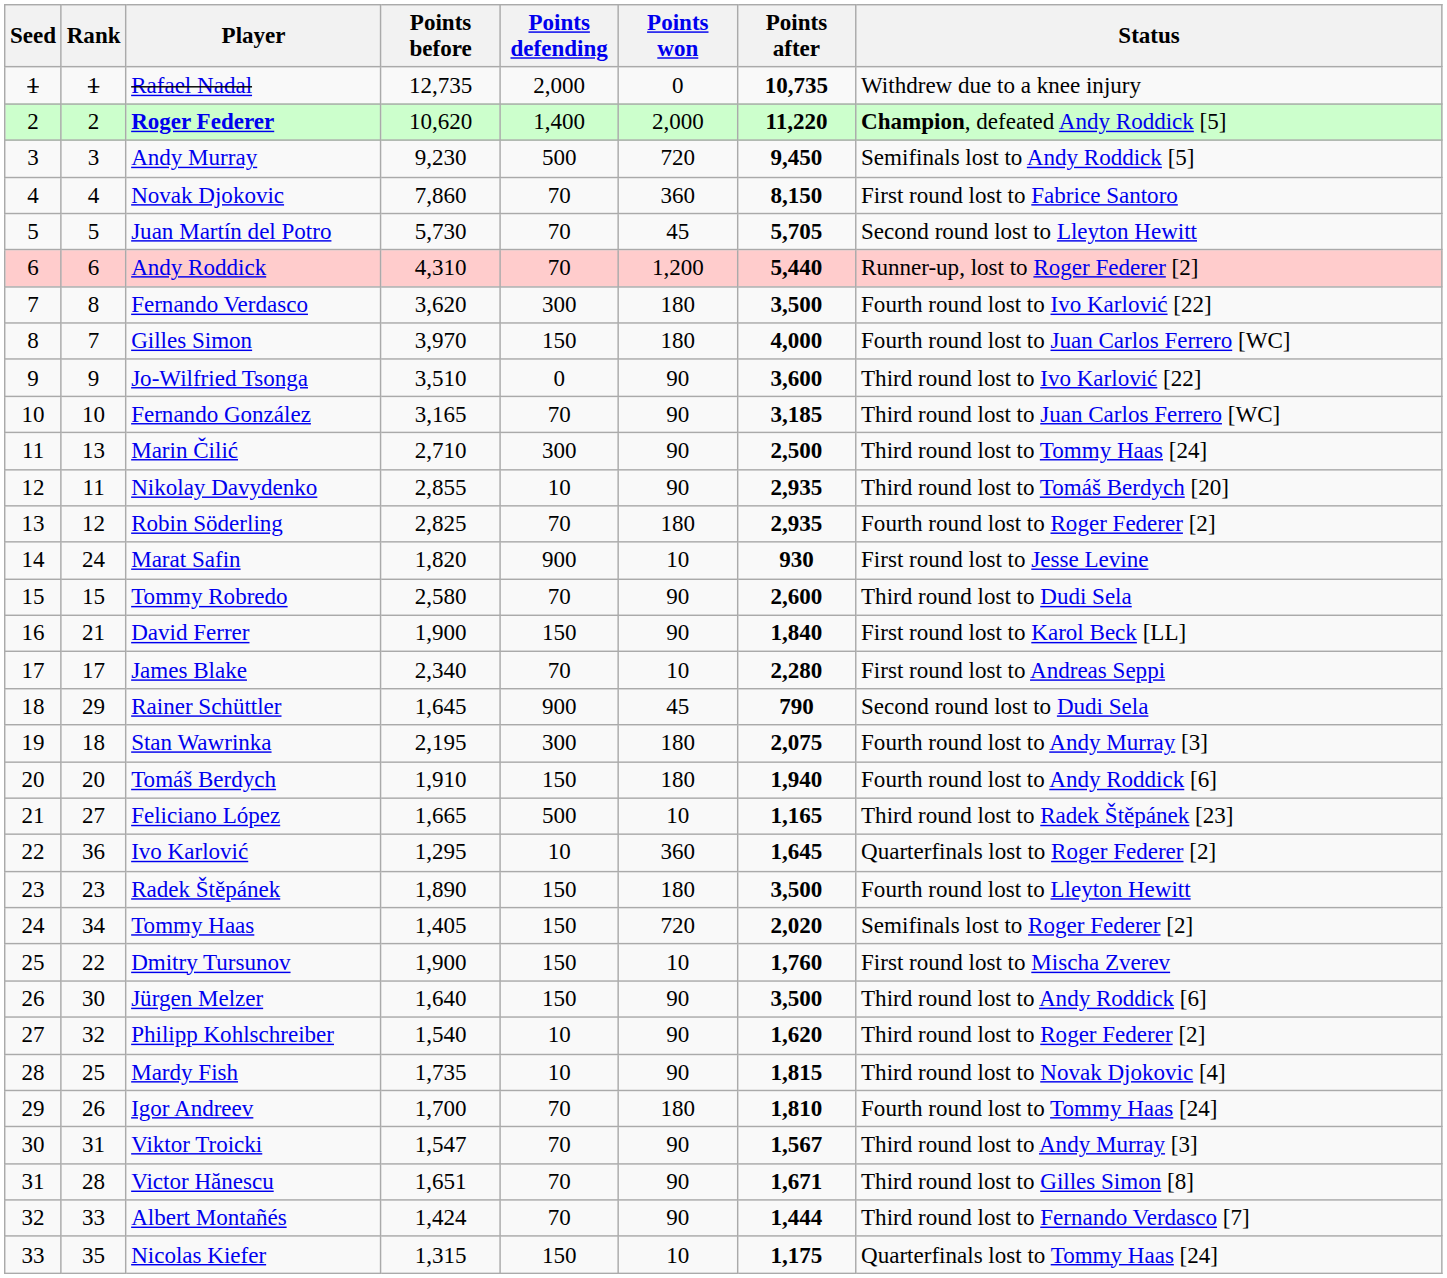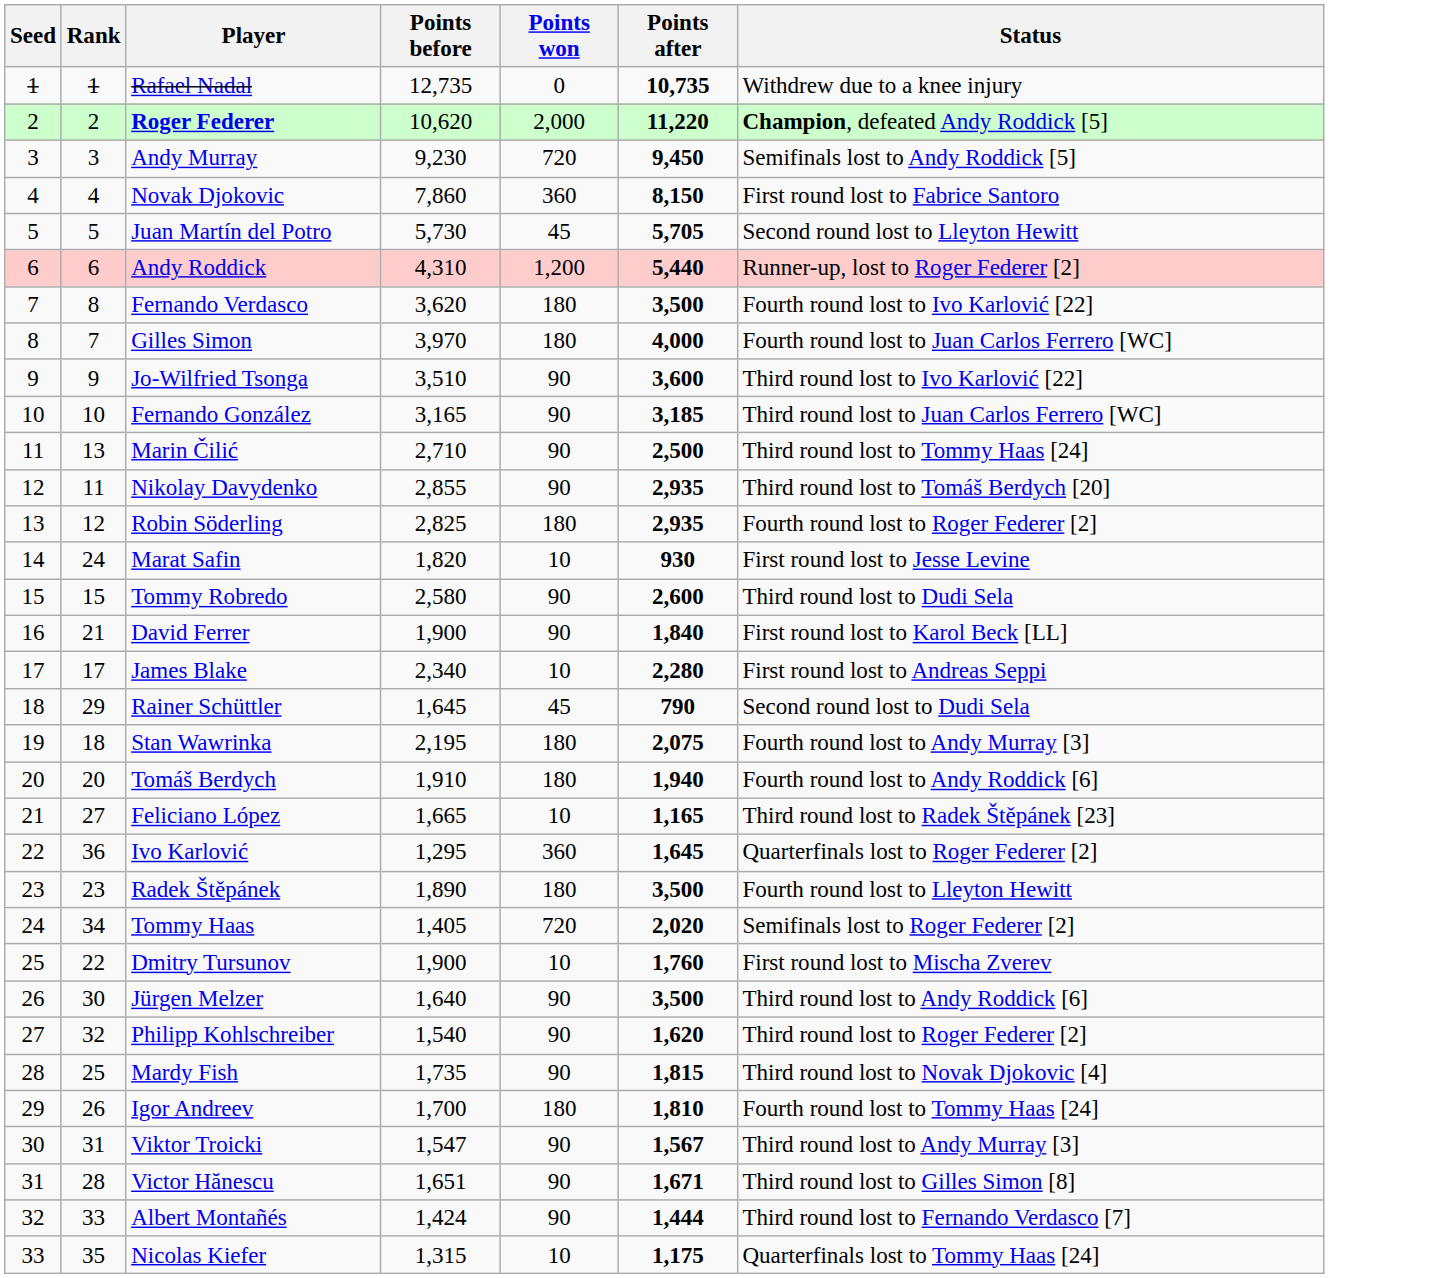- column: (559, 35)
